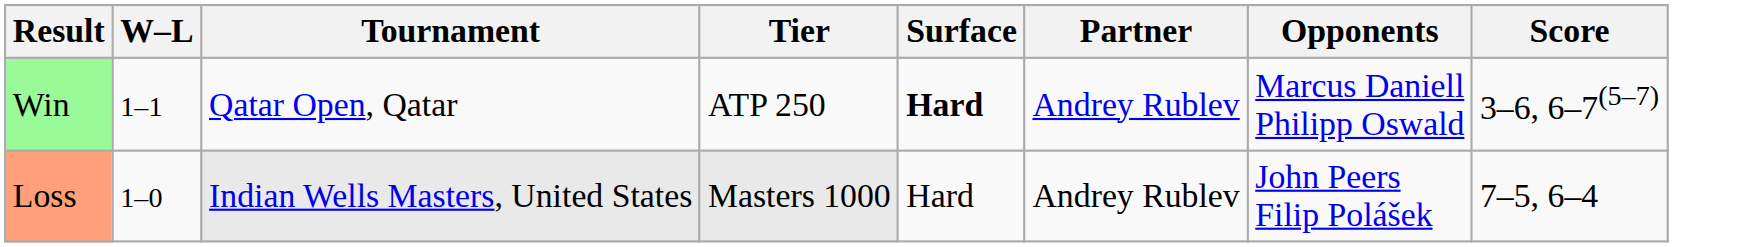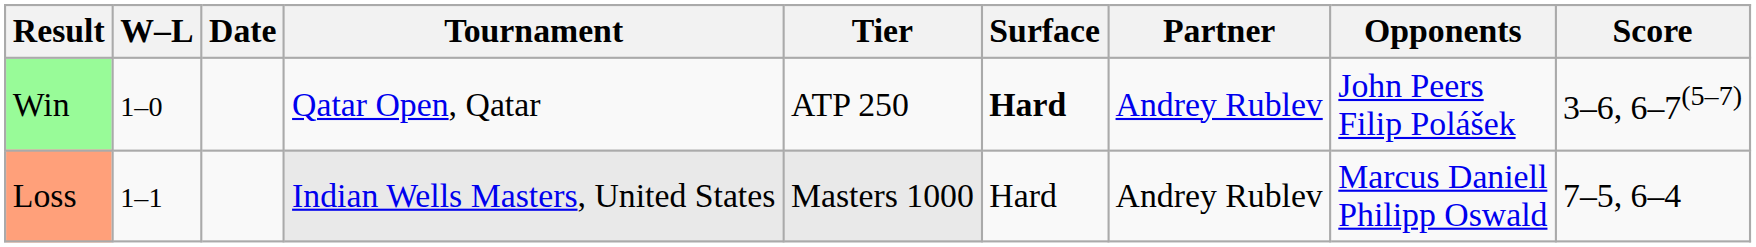+ column: (243, 31)
(141, 105) 1–1 -> (141, 105) 1–0
(1360, 103) Marcus Daniell Philipp Oswald -> (1427, 103) John Peers Filip Polášek
(141, 197) 1–0 -> (141, 197) 1–1
(1344, 195) John Peers Filip Polášek -> (1443, 195) Marcus Daniell Philipp Oswald
